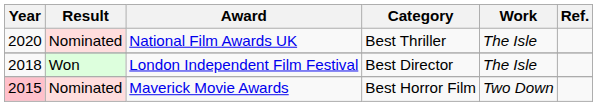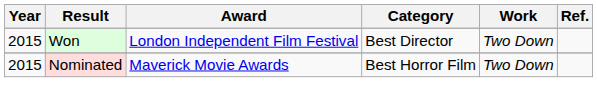- row: (213, 40)
(25, 64) 2018 -> (25, 40) 2015
(510, 64) The Isle -> (518, 40) Two Down
(25, 88) pink background -> (25, 64) no background
